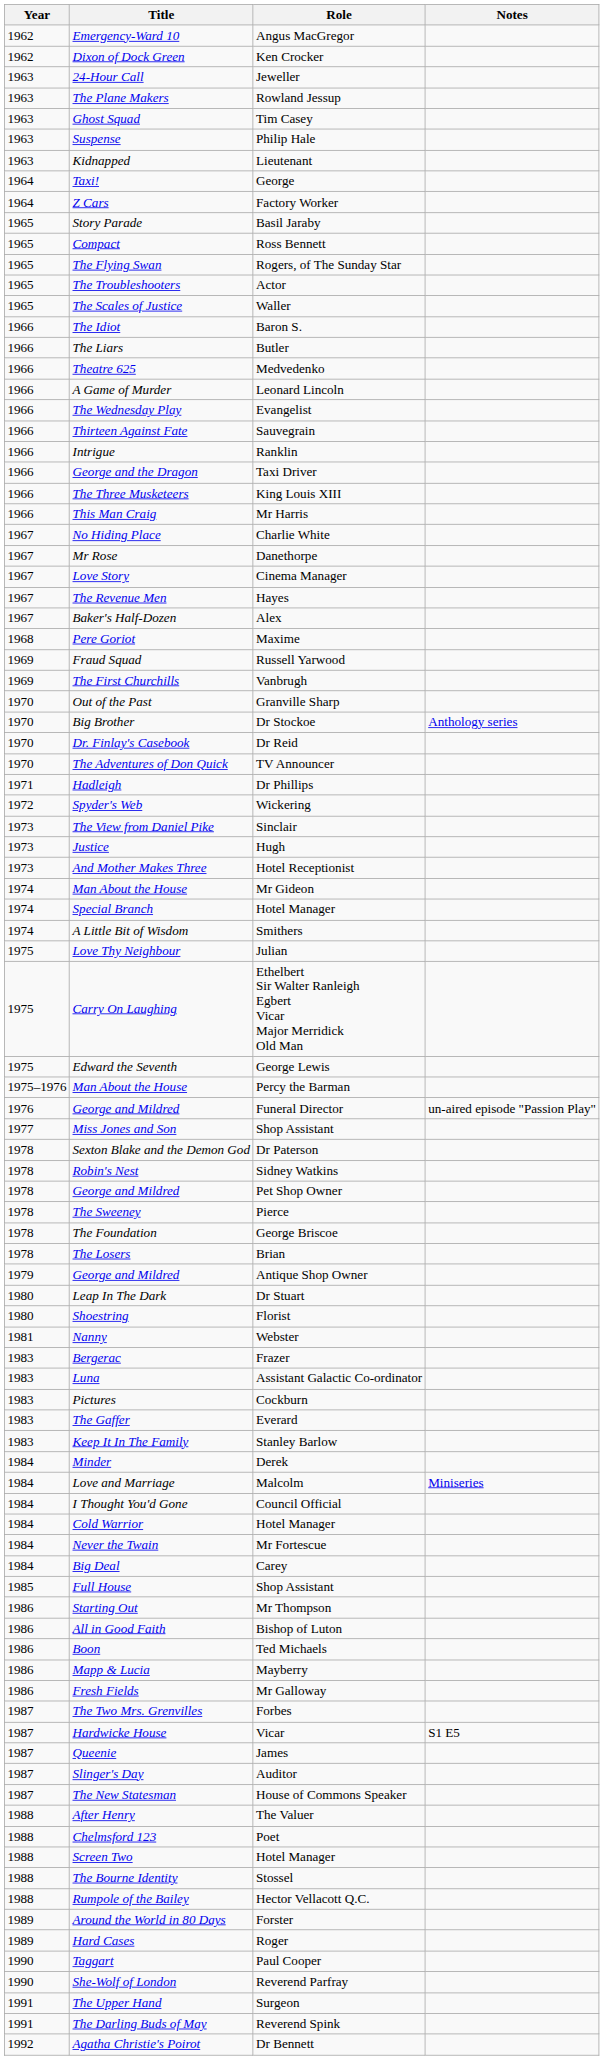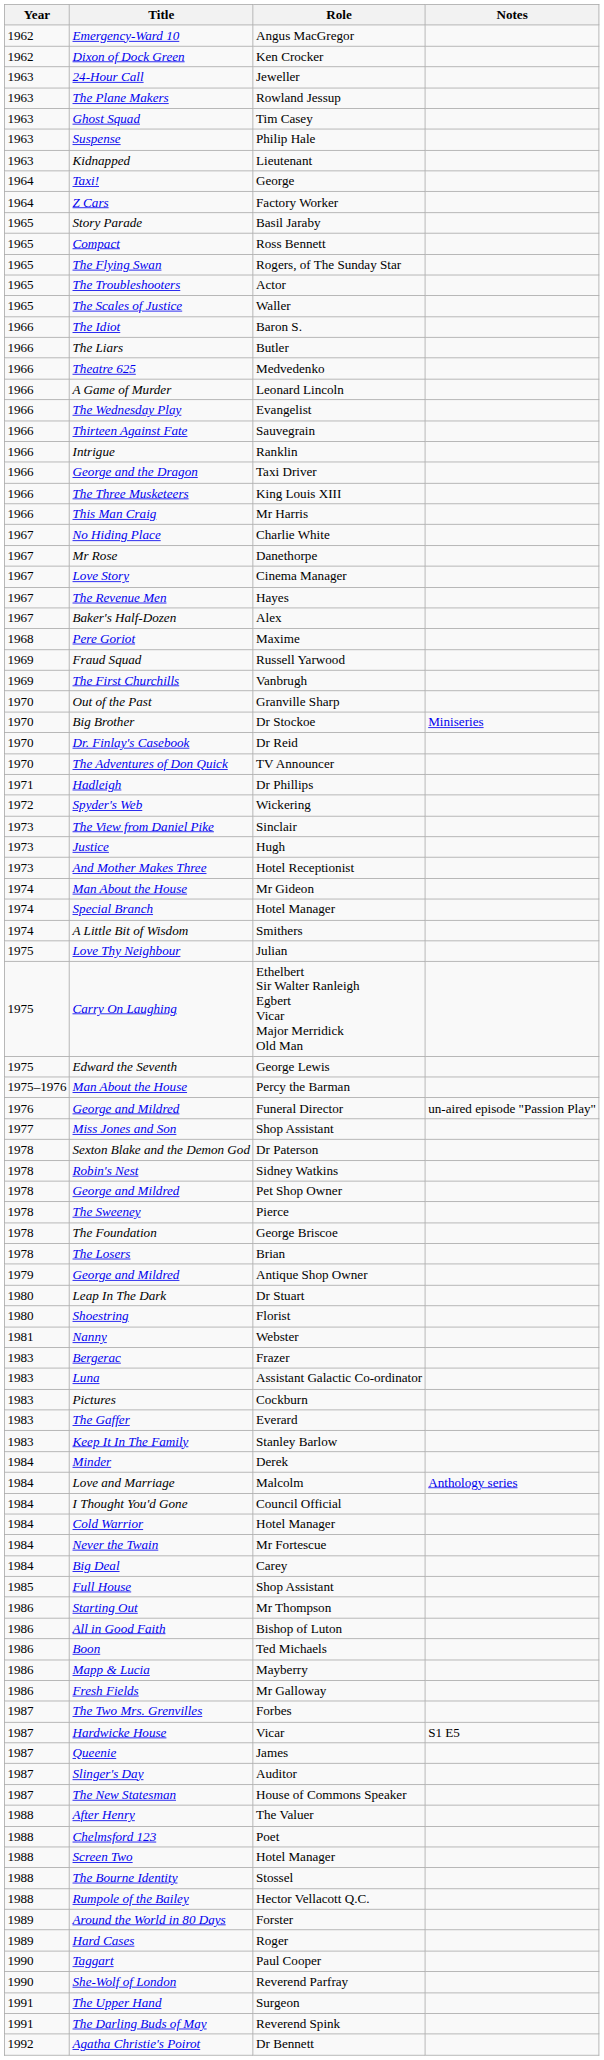(473, 722) Anthology series -> (456, 722) Miniseries
(456, 1482) Miniseries -> (473, 1482) Anthology series
